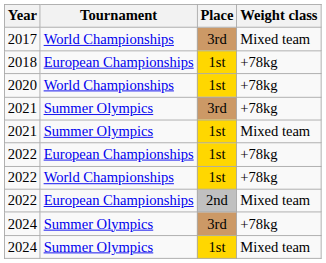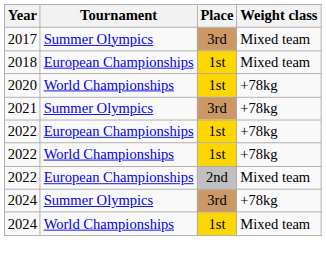(109, 39) World Championships -> (98, 39) Summer Olympics
(259, 62) +78kg -> (275, 62) Mixed team
- row: (22, 131)
(98, 246) Summer Olympics -> (109, 223) World Championships
